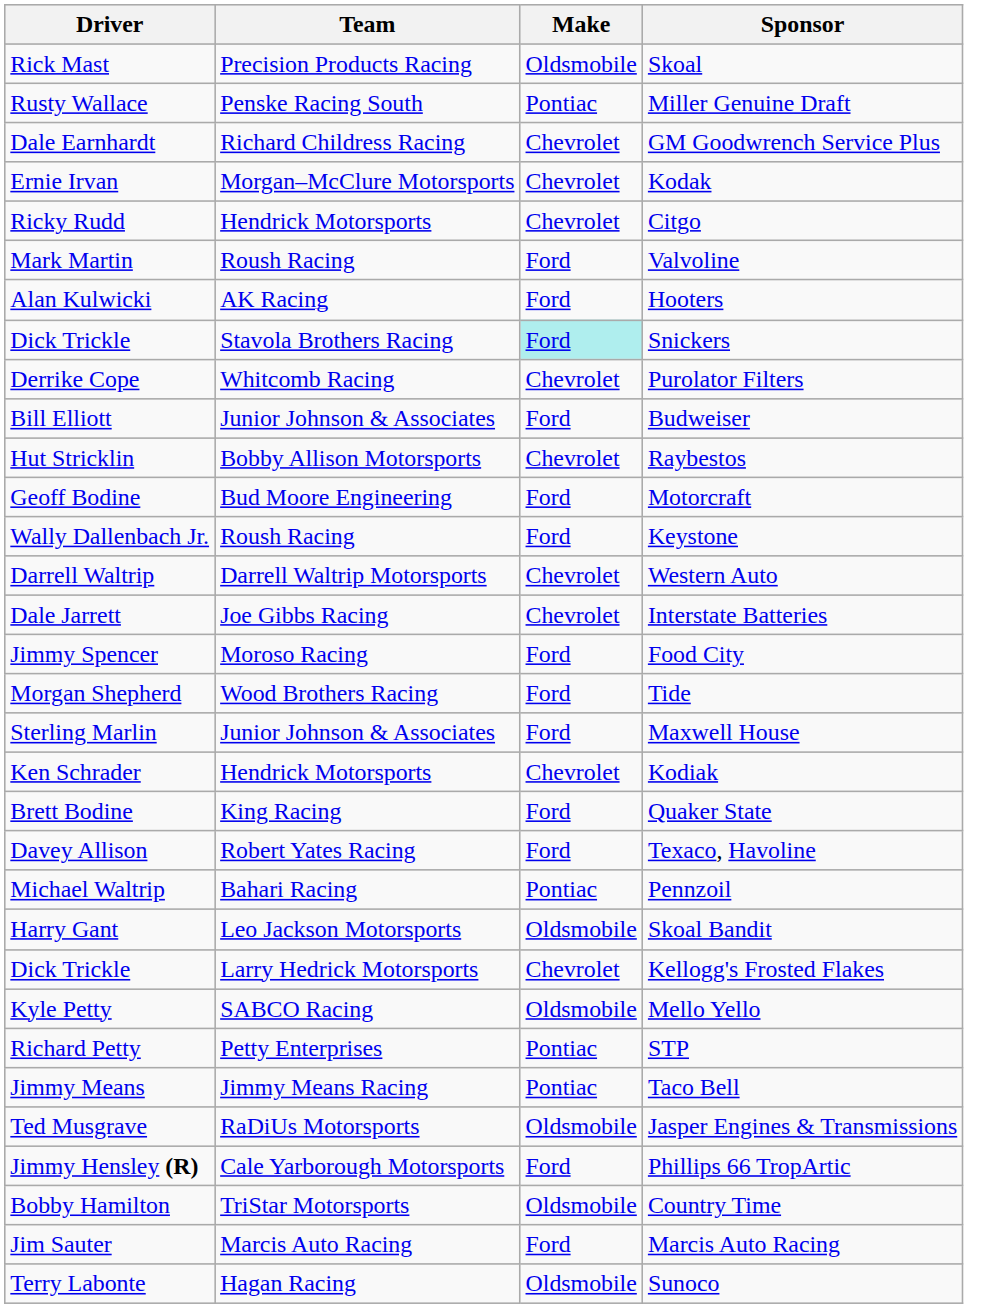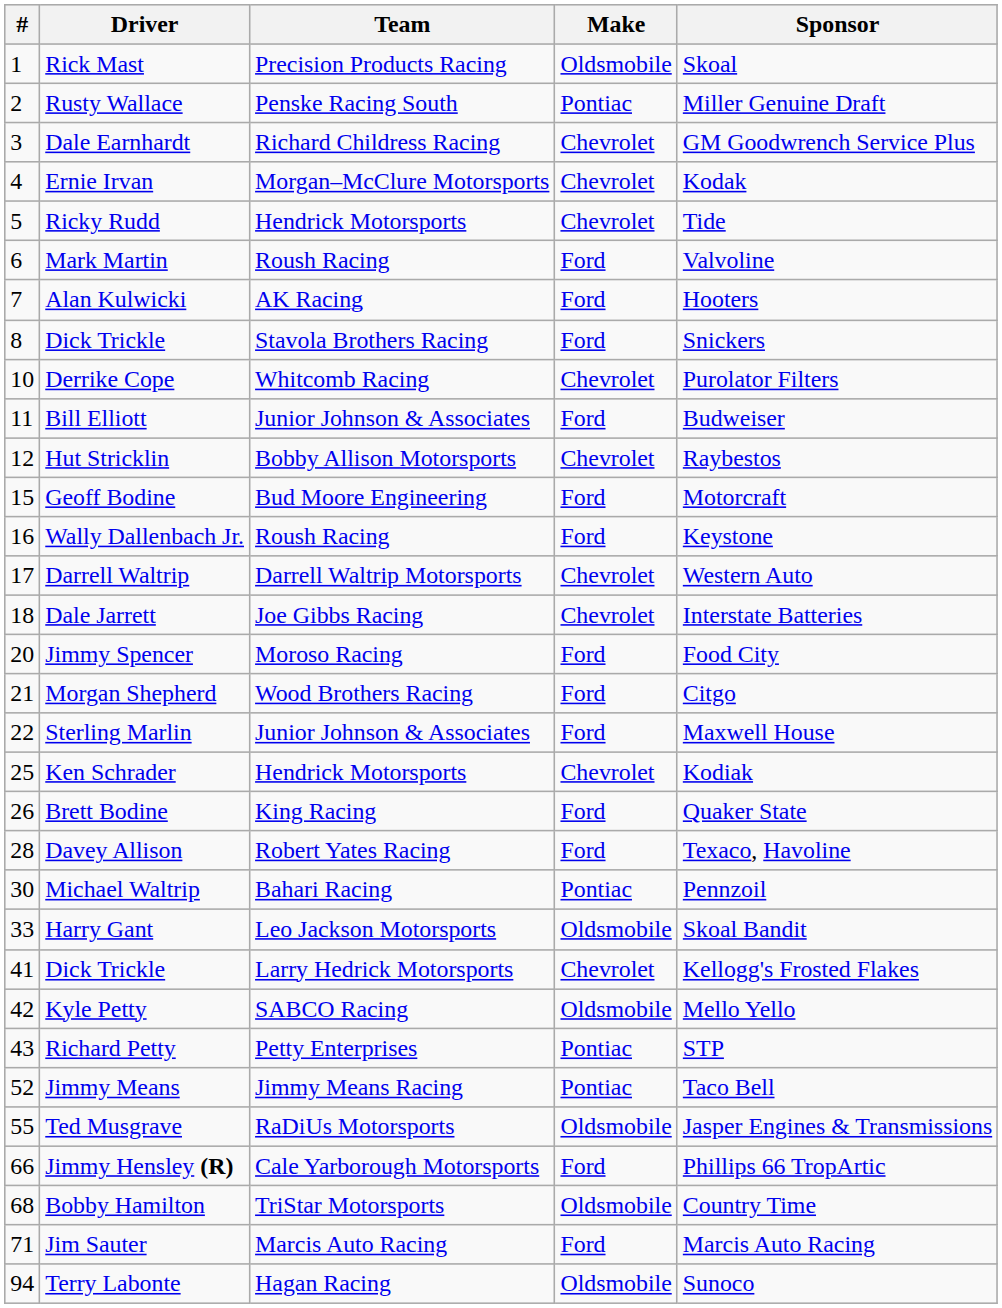+ column: (22, 24)
(674, 221) Citgo -> (704, 221) Tide
(548, 339) paleturquoise background -> (583, 339) no background
(669, 693) Tide -> (709, 693) Citgo
